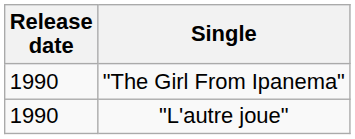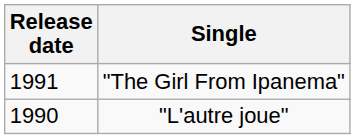(34, 81) 1990 -> (34, 81) 1991
